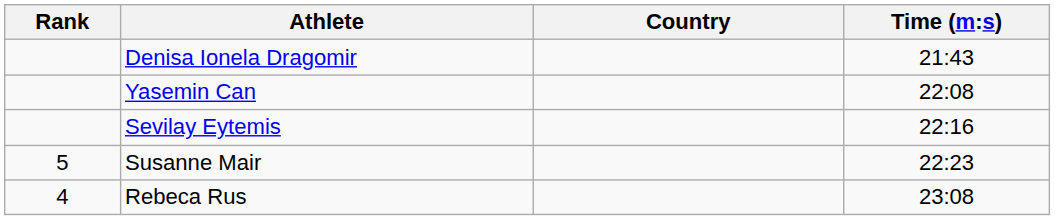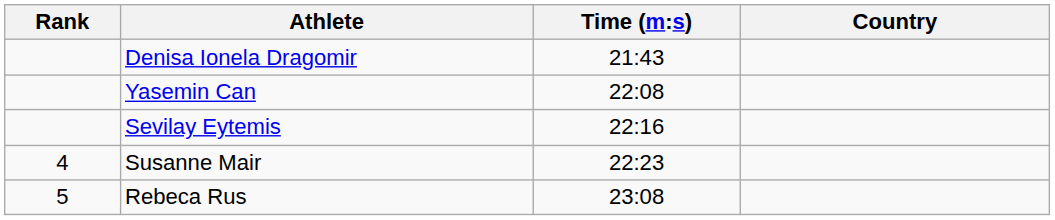columns swapped: (688, 22) <-> (947, 22)
(62, 162) 5 -> (62, 162) 4
(62, 197) 4 -> (62, 197) 5
